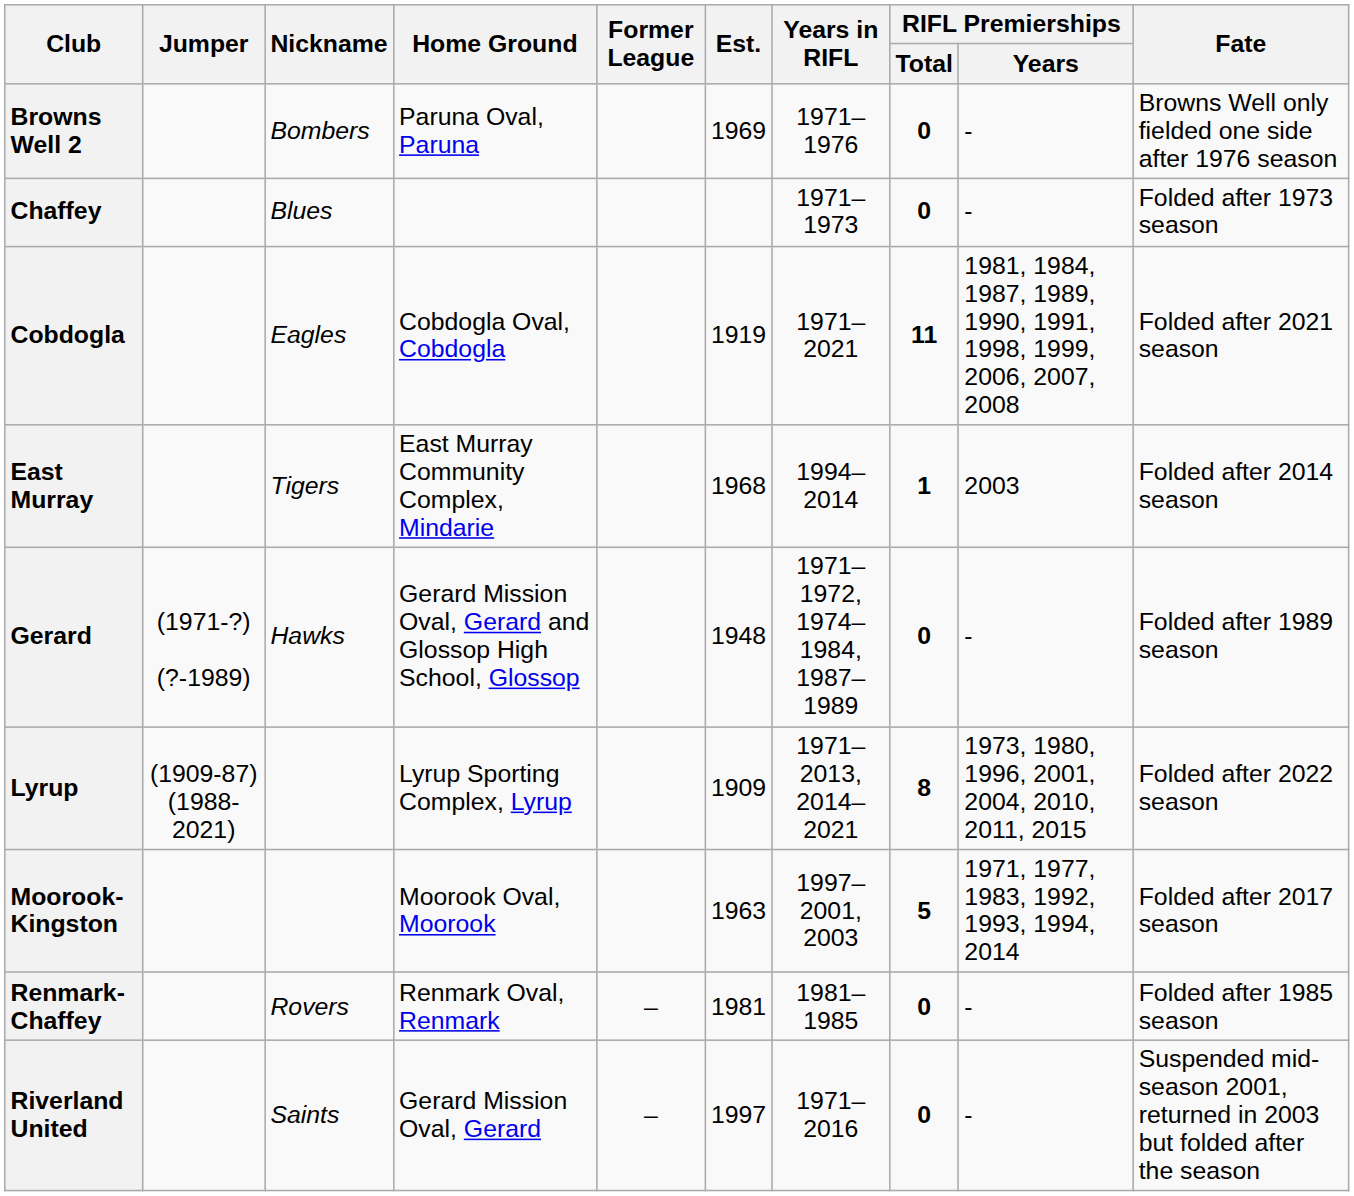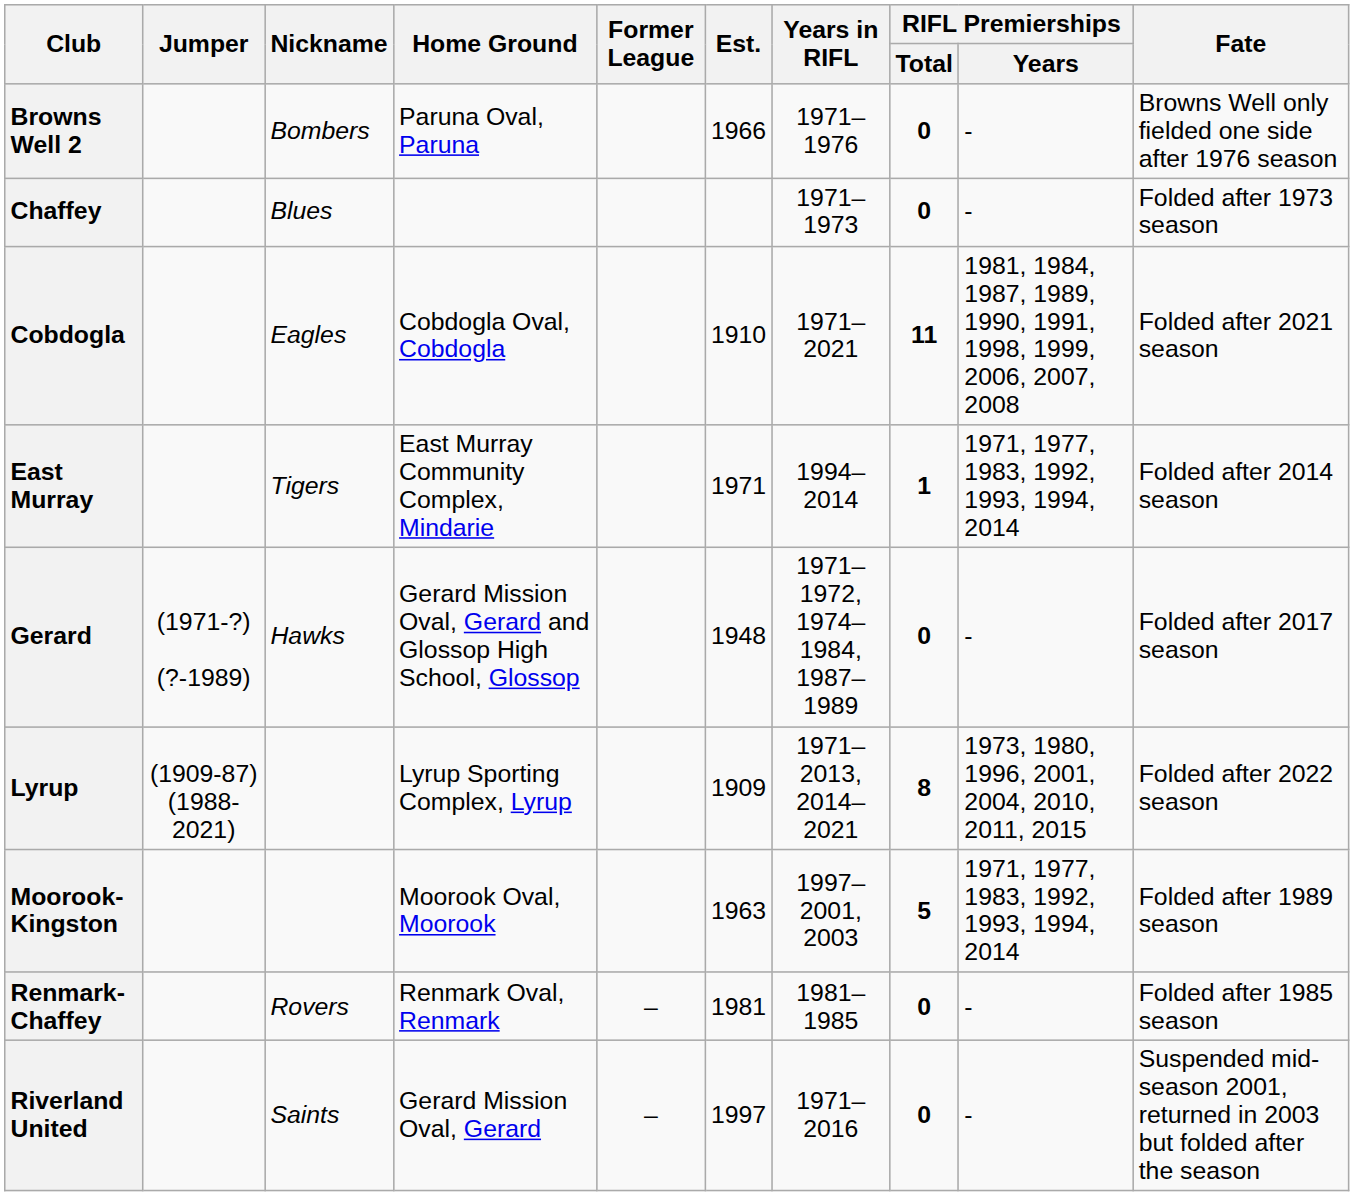(738, 130) 1969 -> (738, 130) 1966
(738, 334) 1919 -> (738, 334) 1910
(738, 485) 1968 -> (738, 485) 1971
(992, 485) 2003 -> (1030, 485) 1971, 1977, 1983, 1992, 1993, 1994, 2014
(1236, 636) Folded after 1989 season -> (1236, 636) Folded after 2017 season
(1236, 910) Folded after 2017 season -> (1236, 910) Folded after 1989 season
